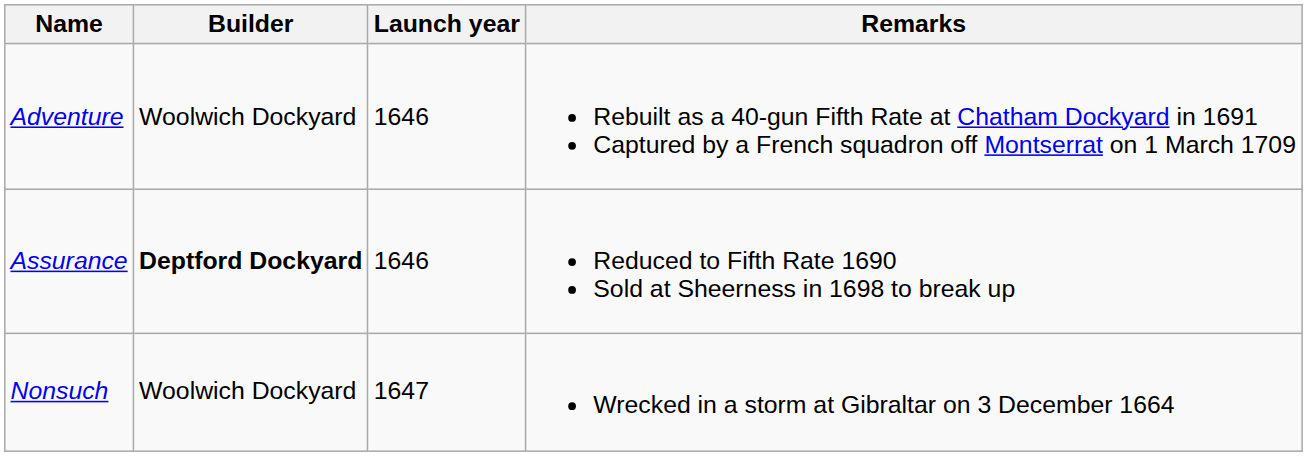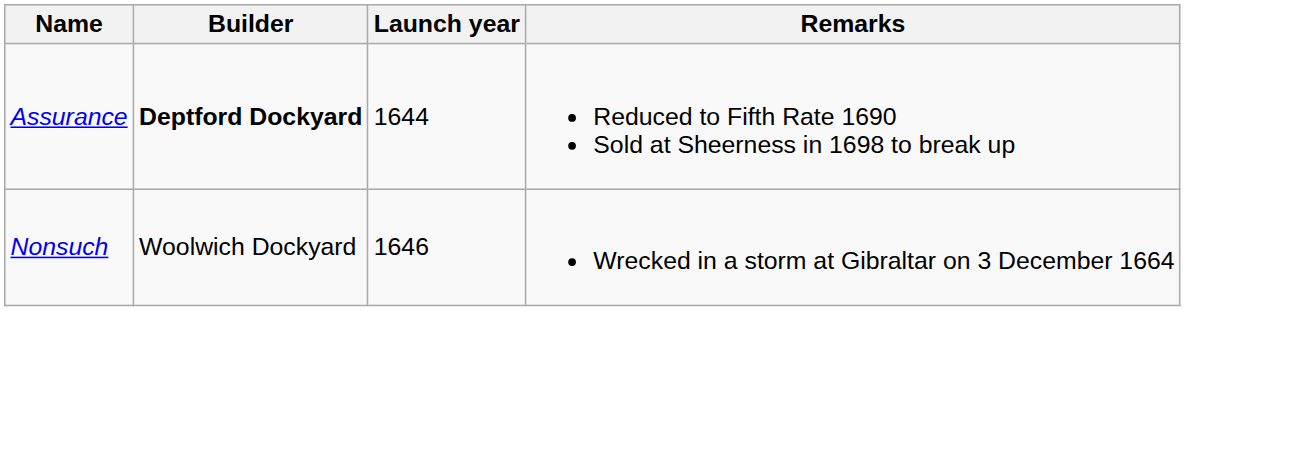- row: (67, 116)
(401, 260) 1646 -> (401, 116) 1644
(401, 391) 1647 -> (401, 246) 1646
